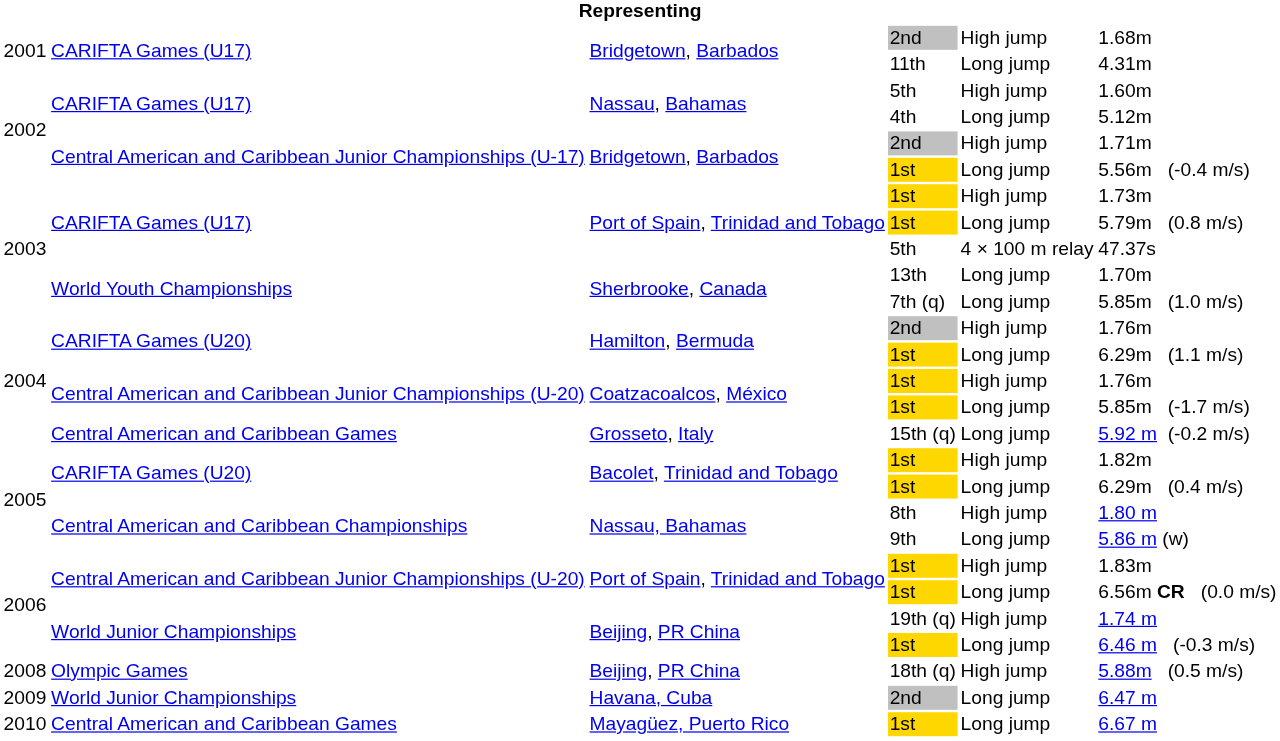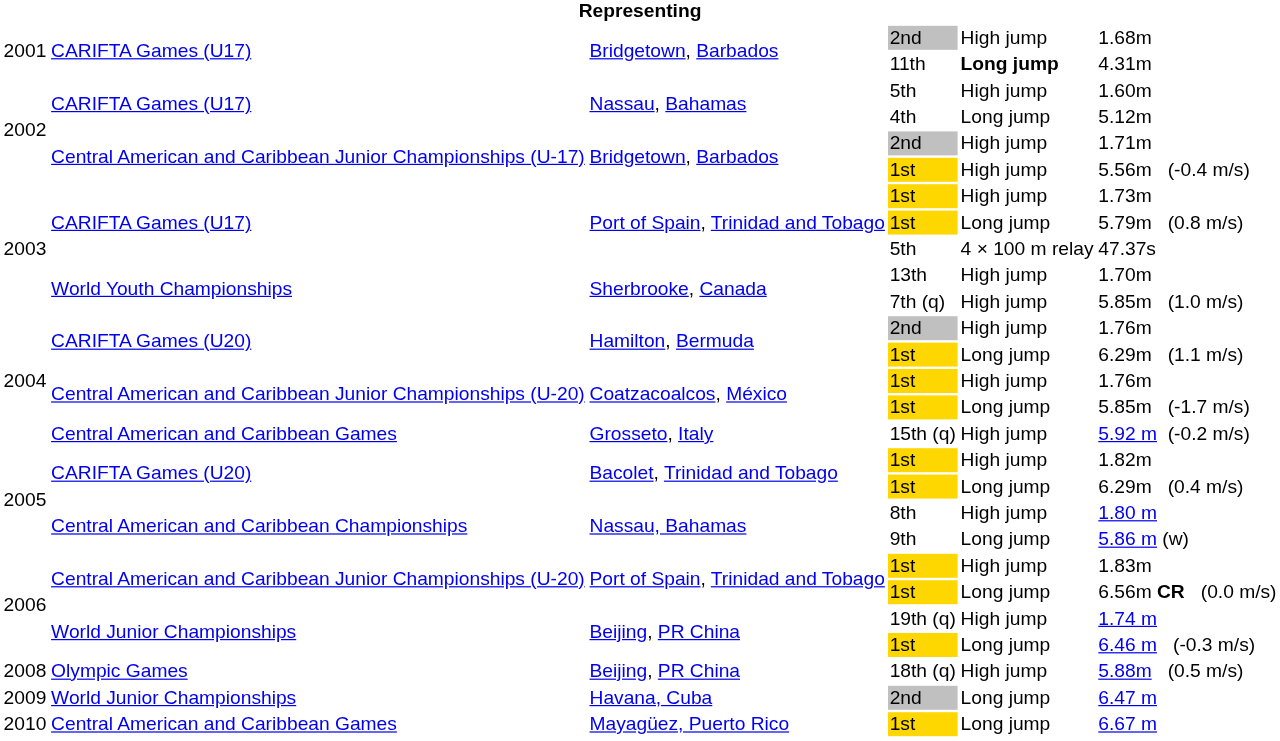(1005, 64) normal -> (1010, 64) bold
(1005, 169) Long jump -> (1004, 169) High jump
(1005, 275) Long jump -> (1004, 275) High jump
(1005, 301) Long jump -> (1004, 301) High jump
(1005, 433) Long jump -> (1004, 433) High jump
